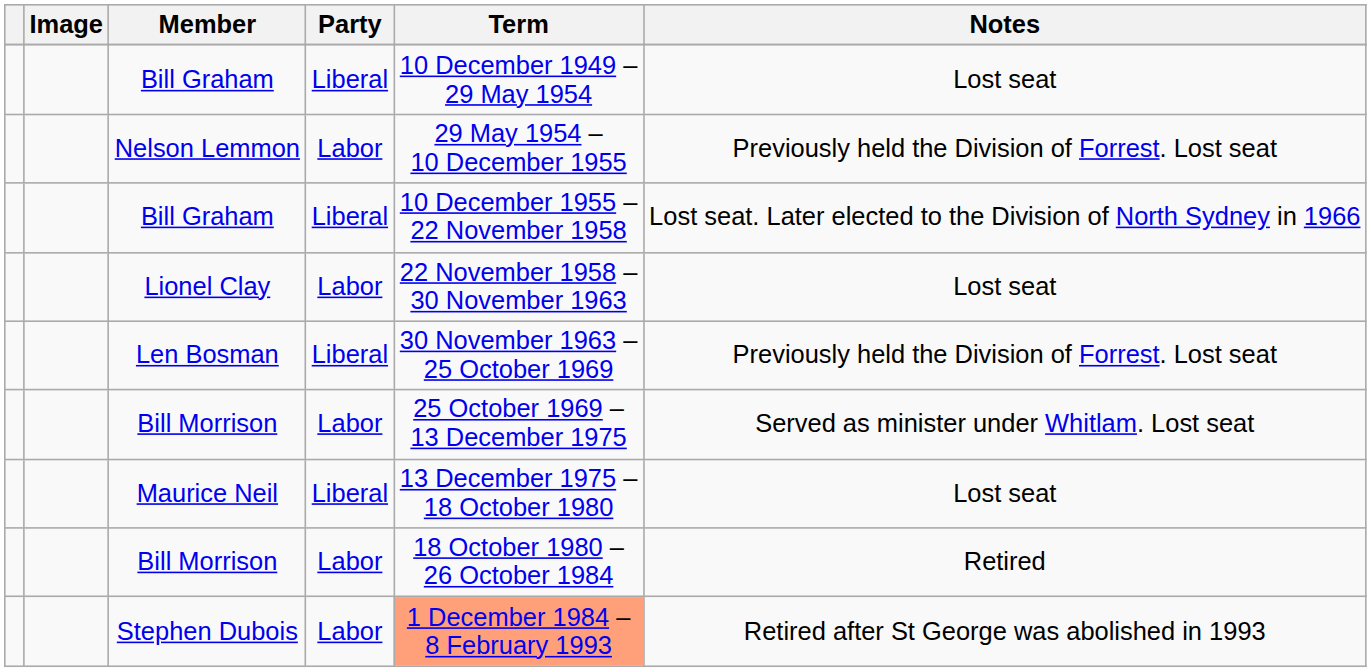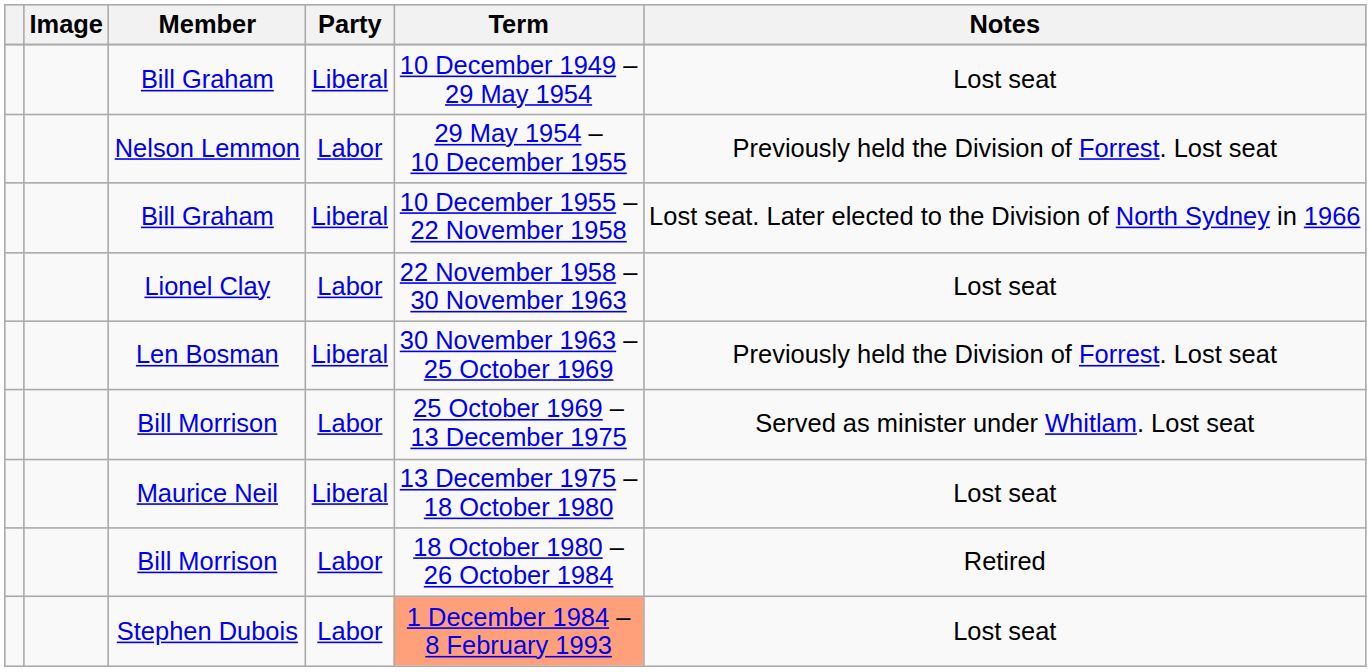(1005, 631) Retired after St George was abolished in 1993 -> (1005, 631) Lost seat
